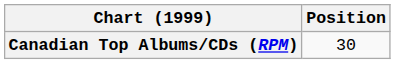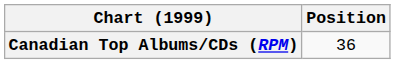(346, 45) 30 -> (346, 45) 36
